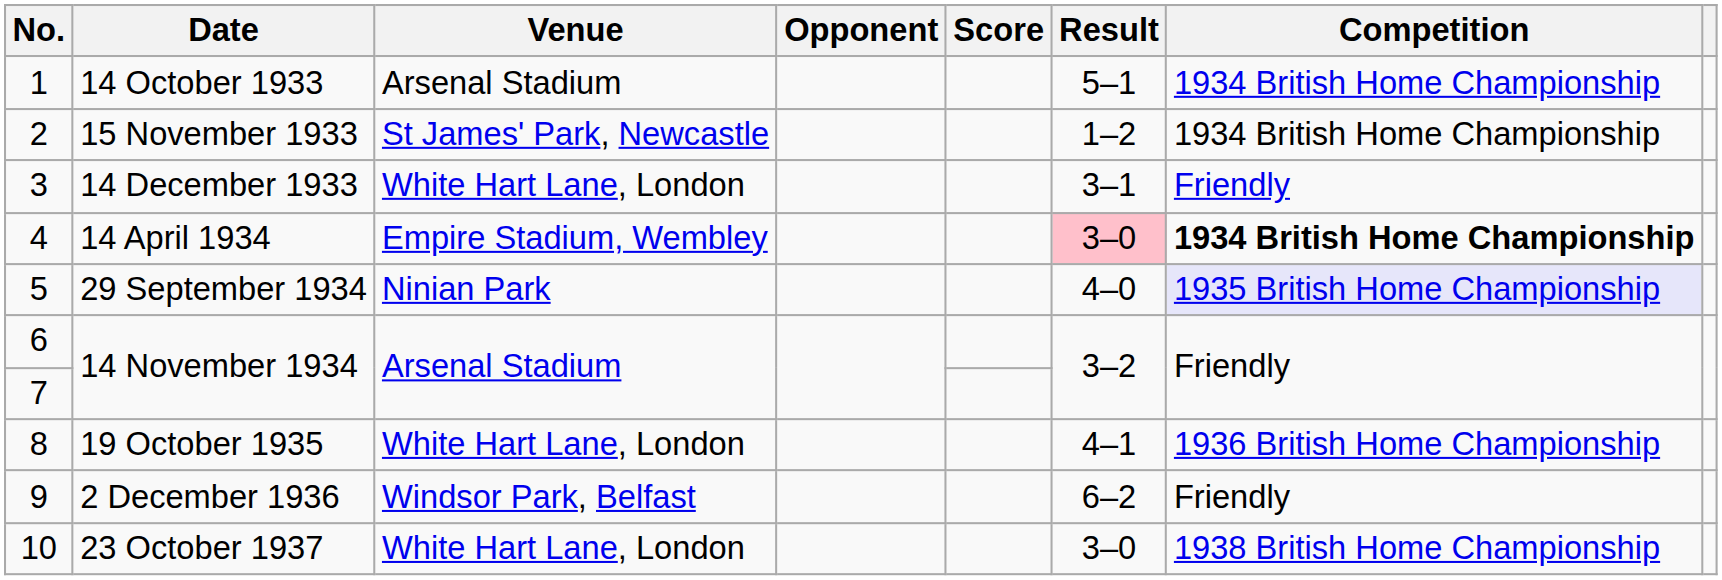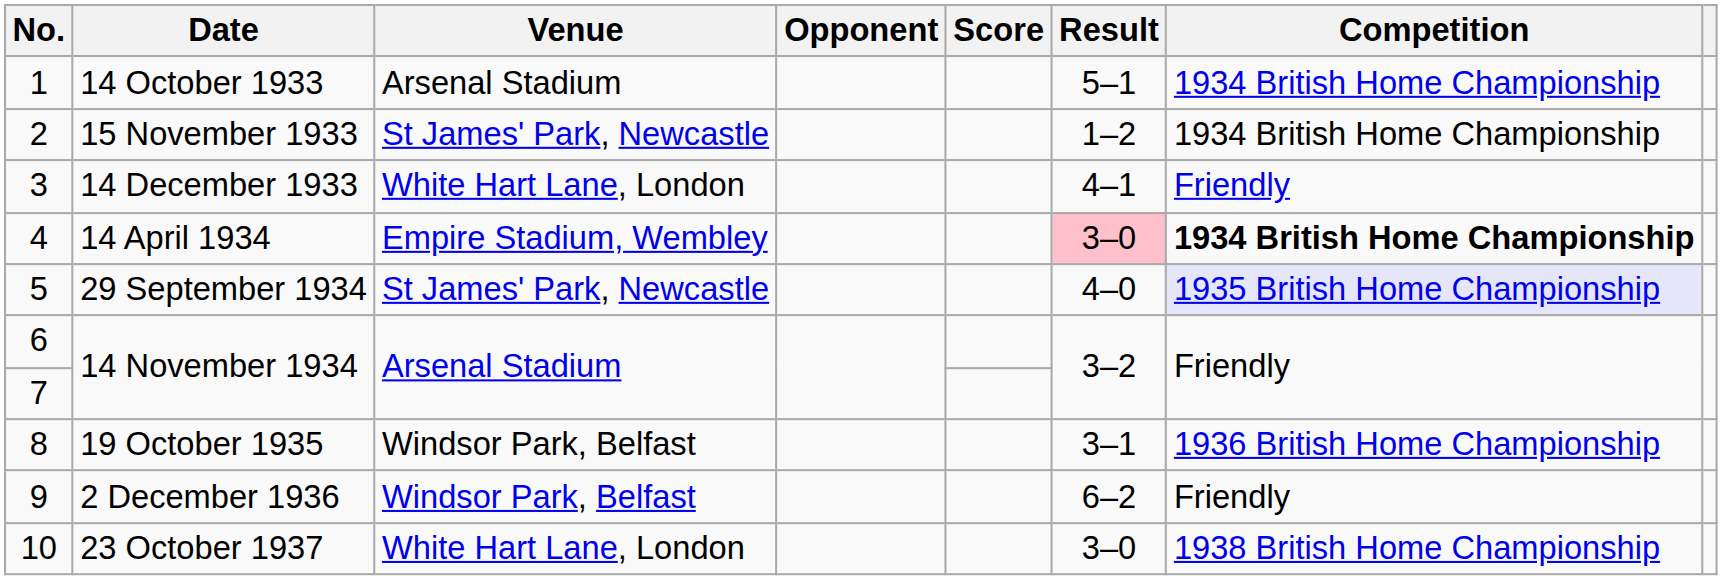(1109, 185) 3–1 -> (1109, 185) 4–1
(466, 289) Ninian Park -> (576, 289) St James' Park, Newcastle
(563, 444) White Hart Lane, London -> (539, 444) Windsor Park, Belfast
(1109, 444) 4–1 -> (1109, 444) 3–1
